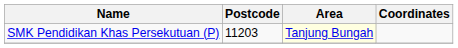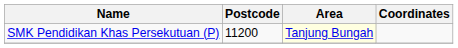(241, 33) 11203 -> (241, 33) 11200
